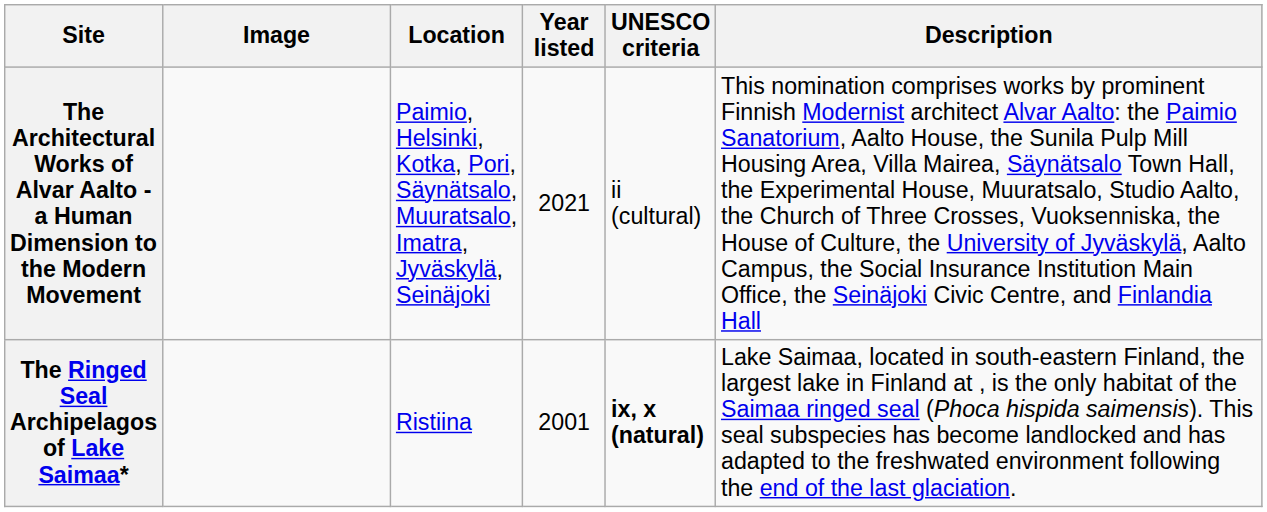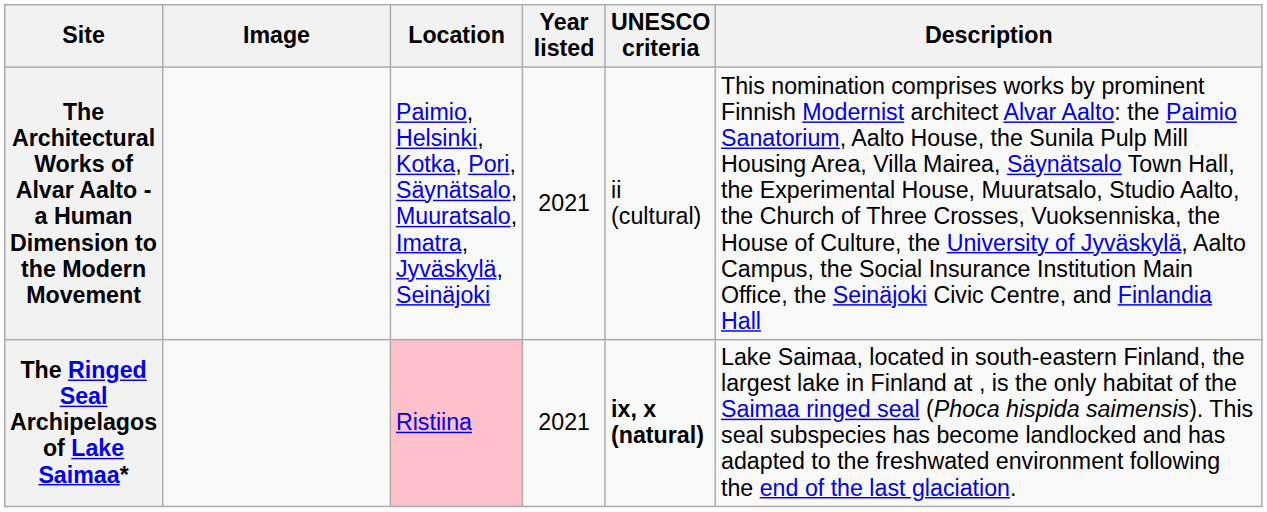(434, 422) no background -> (434, 422) pink background
(564, 422) 2001 -> (564, 422) 2021
